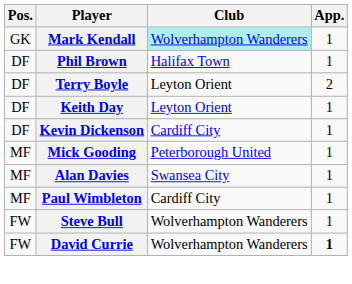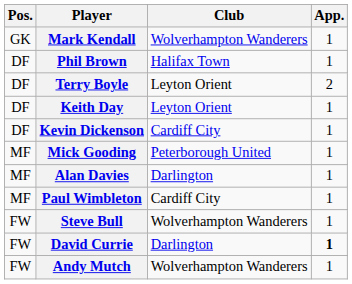(229, 38) paleturquoise background -> (229, 38) no background
(190, 175) Swansea City -> (182, 175) Darlington
(229, 244) Wolverhampton Wanderers -> (182, 244) Darlington
+ row: (92, 267)
